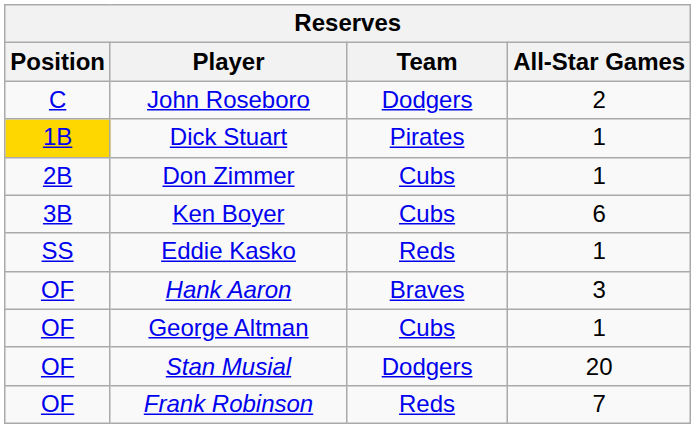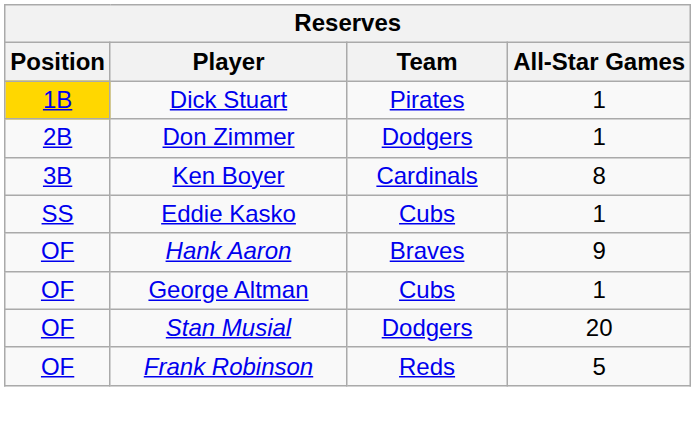- row: (228, 99)
(427, 175) Cubs -> (427, 137) Dodgers
(427, 213) Cubs -> (427, 175) Cardinals
(599, 213) 6 -> (599, 175) 8
(427, 251) Reds -> (427, 213) Cubs
(599, 289) 3 -> (599, 251) 9
(599, 404) 7 -> (599, 366) 5
